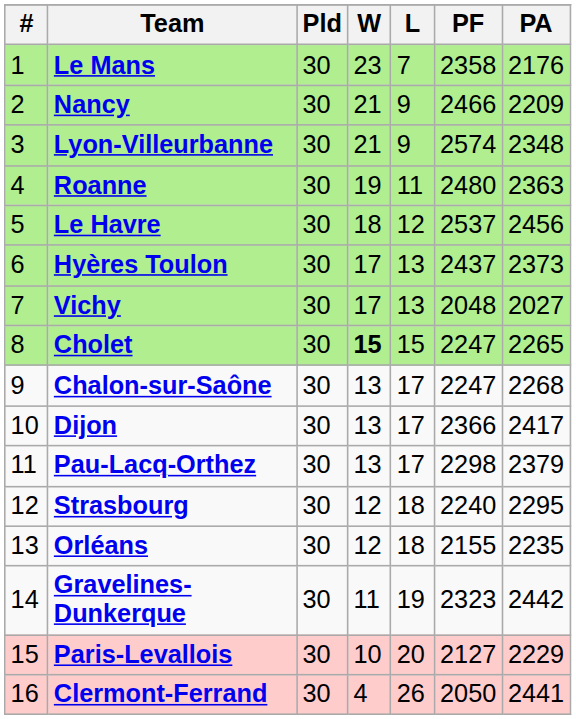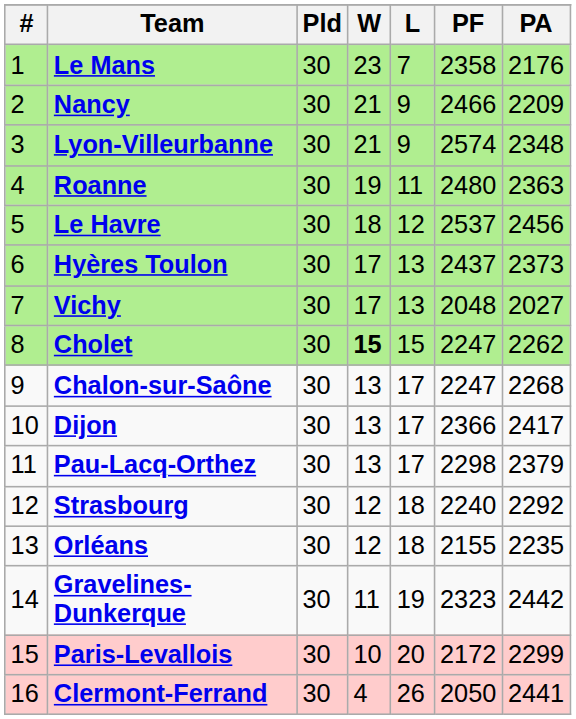(536, 345) 2265 -> (536, 345) 2262
(536, 505) 2295 -> (536, 505) 2292
(468, 654) 2127 -> (468, 654) 2172
(536, 654) 2229 -> (536, 654) 2299
